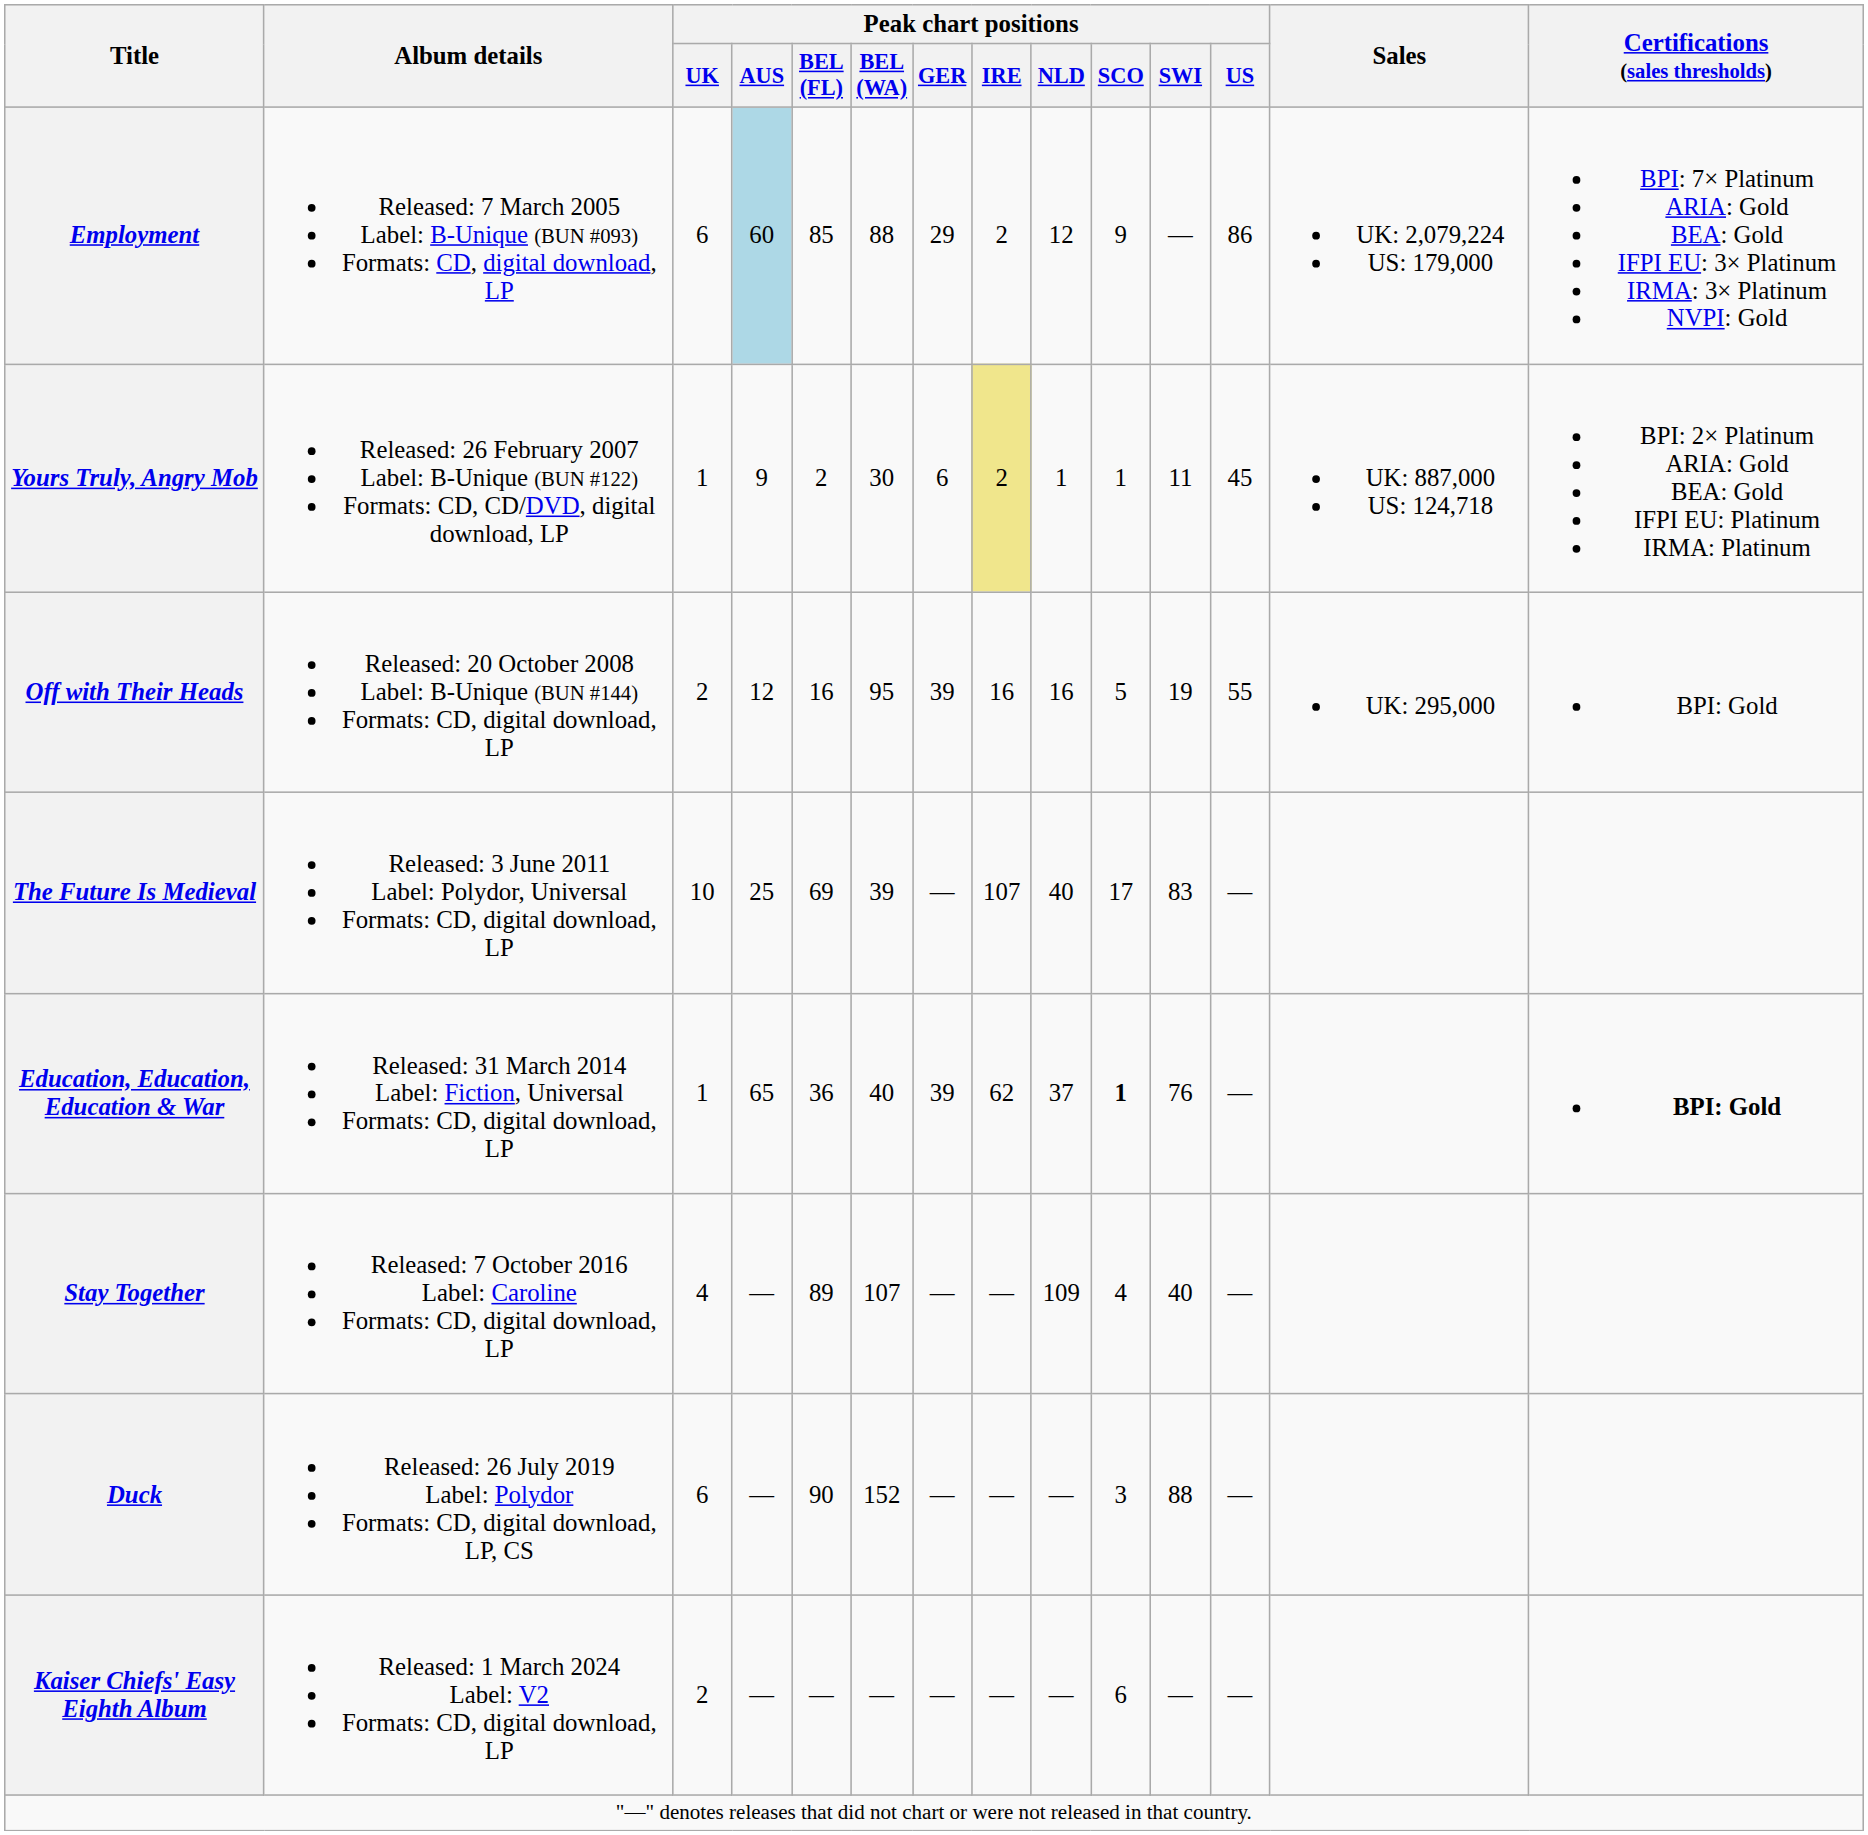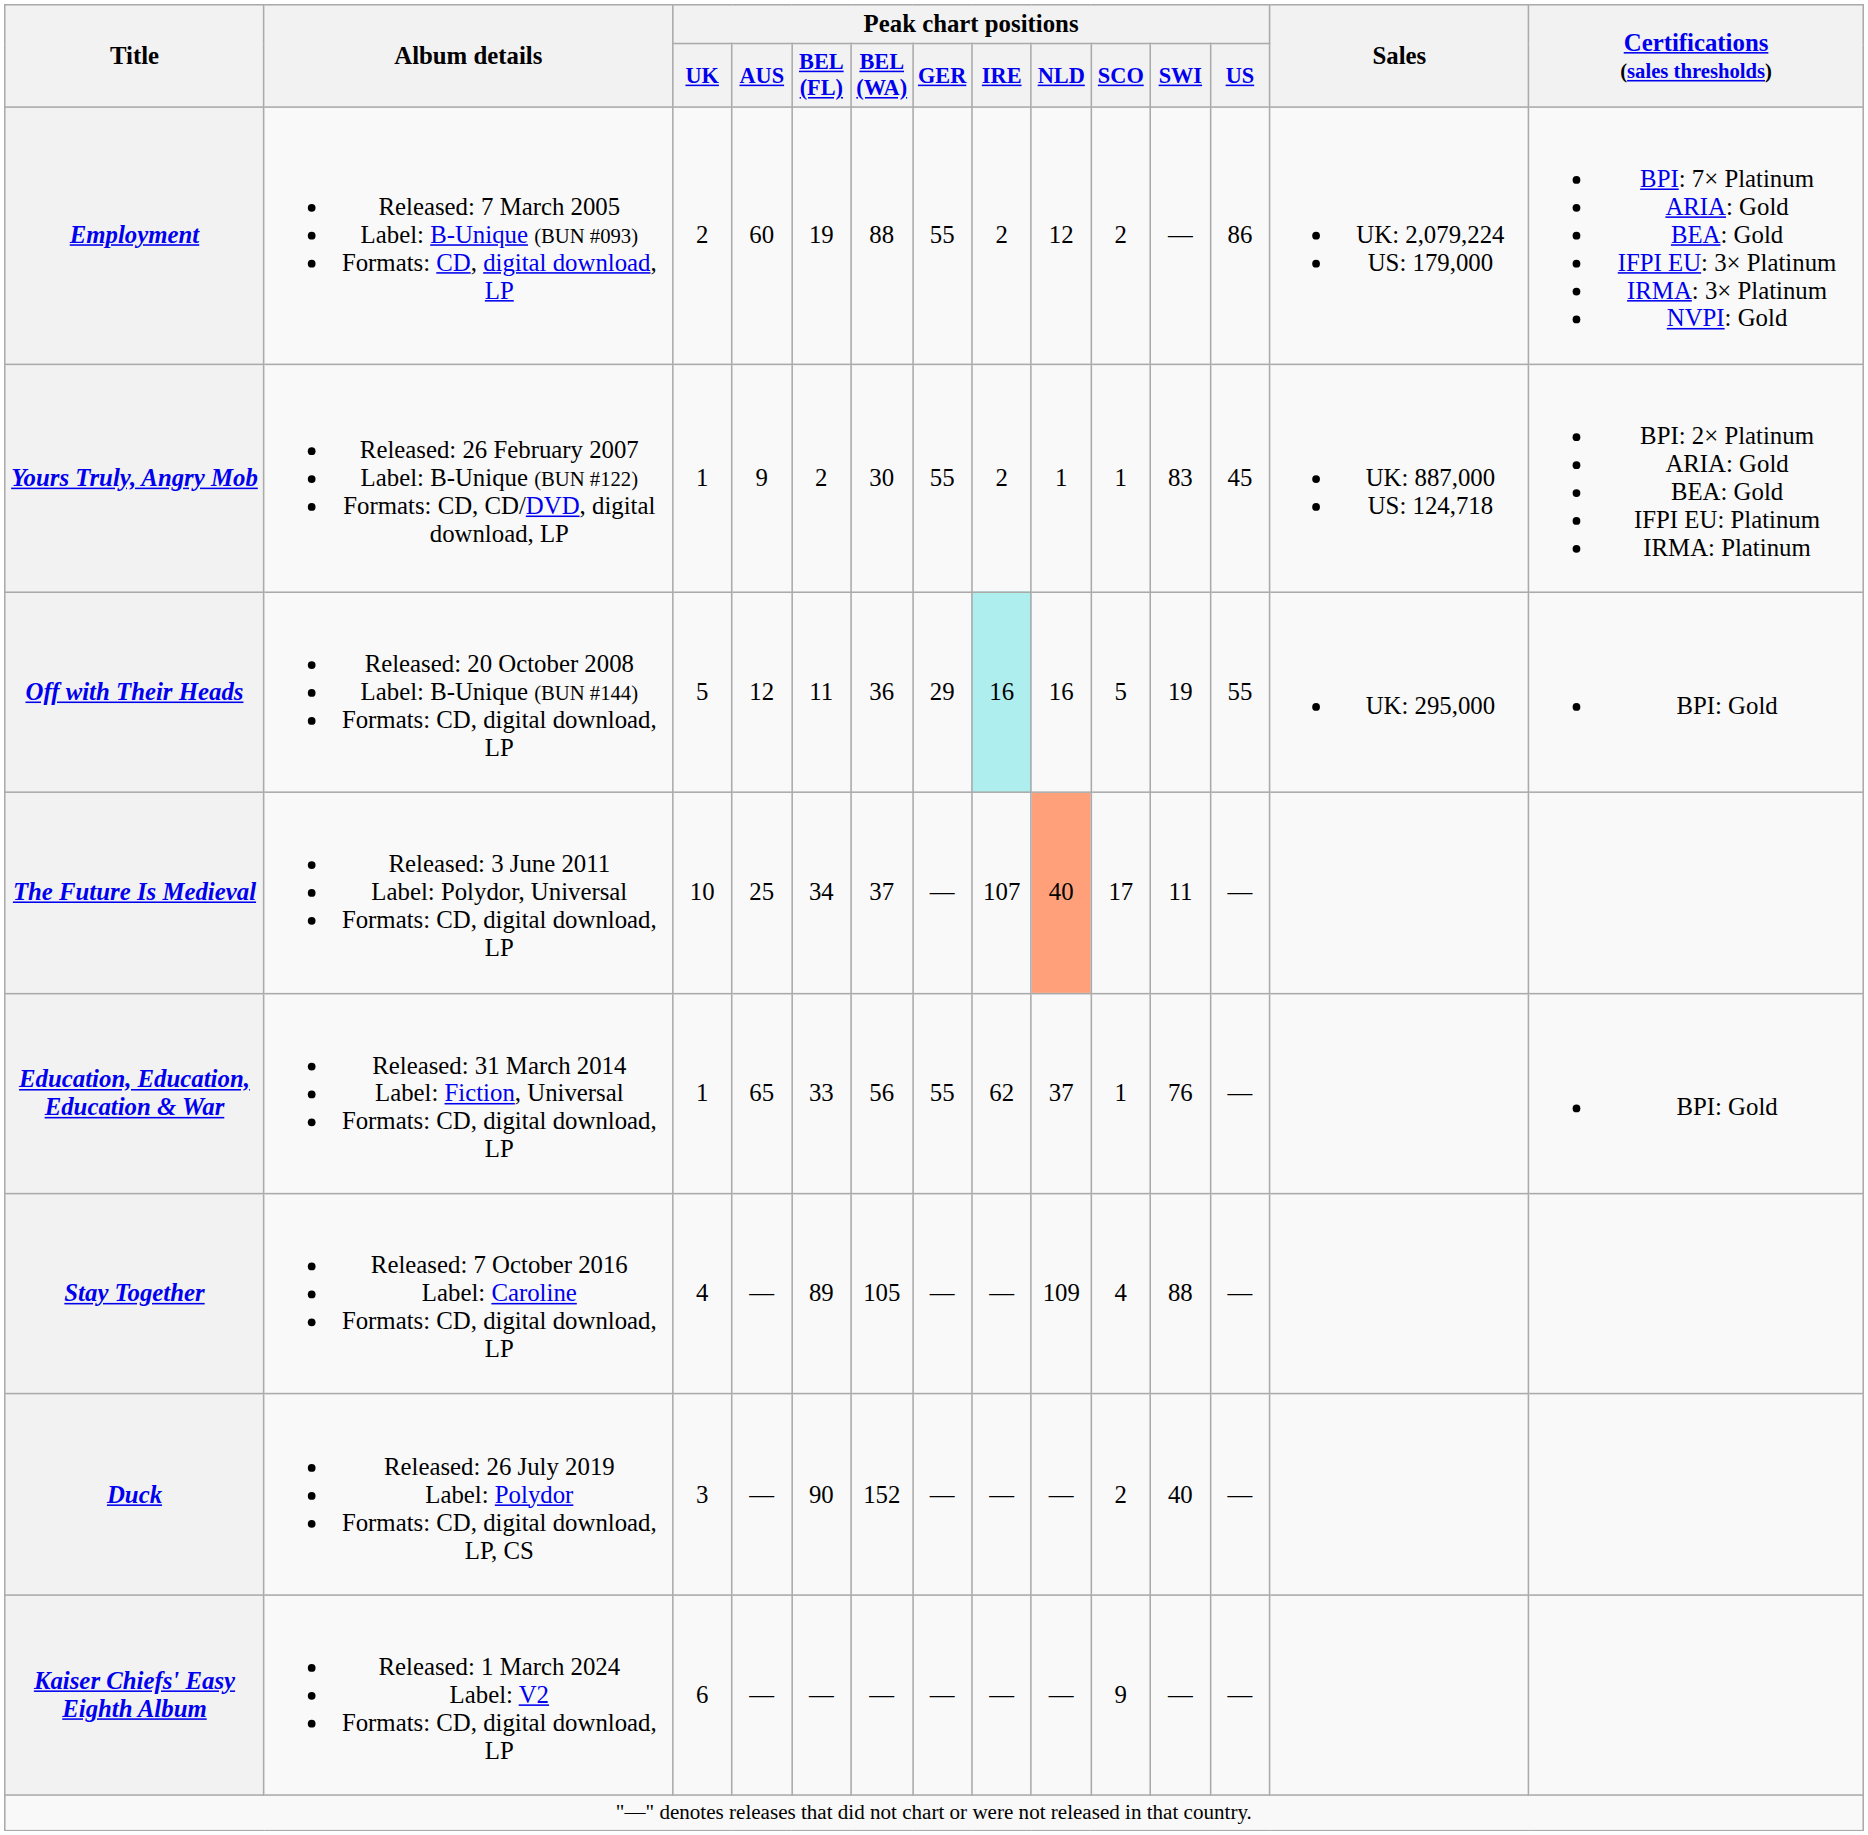(702, 235) 6 -> (702, 235) 2
(762, 235) lightblue background -> (762, 235) no background
(821, 235) 85 -> (821, 235) 19
(942, 235) 29 -> (942, 235) 55
(1121, 235) 9 -> (1121, 235) 2
(942, 477) 6 -> (942, 477) 55
(1002, 477) khaki background -> (1002, 477) no background
(1180, 477) 11 -> (1180, 477) 83
(702, 692) 2 -> (702, 692) 5
(821, 692) 16 -> (821, 692) 11
(882, 692) 95 -> (882, 692) 36
(942, 692) 39 -> (942, 692) 29
(1002, 692) no background -> (1002, 692) paleturquoise background
(821, 892) 69 -> (821, 892) 34
(882, 892) 39 -> (882, 892) 37
(1061, 892) no background -> (1061, 892) lightsalmon background
(1180, 892) 83 -> (1180, 892) 11
(821, 1093) 36 -> (821, 1093) 33
(882, 1093) 40 -> (882, 1093) 56
(942, 1093) 39 -> (942, 1093) 55
(1121, 1093) bold -> (1121, 1093) normal
(1696, 1107) bold -> (1696, 1107) normal
(882, 1293) 107 -> (882, 1293) 105
(1180, 1293) 40 -> (1180, 1293) 88
(702, 1494) 6 -> (702, 1494) 3
(1121, 1494) 3 -> (1121, 1494) 2
(1180, 1494) 88 -> (1180, 1494) 40
(702, 1694) 2 -> (702, 1694) 6
(1121, 1694) 6 -> (1121, 1694) 9
